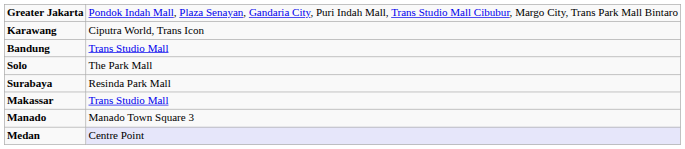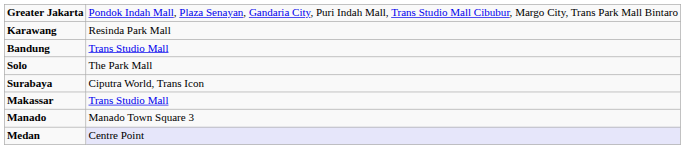(146, 30) Ciputra World, Trans Icon -> (130, 30) Resinda Park Mall
(130, 83) Resinda Park Mall -> (146, 83) Ciputra World, Trans Icon
